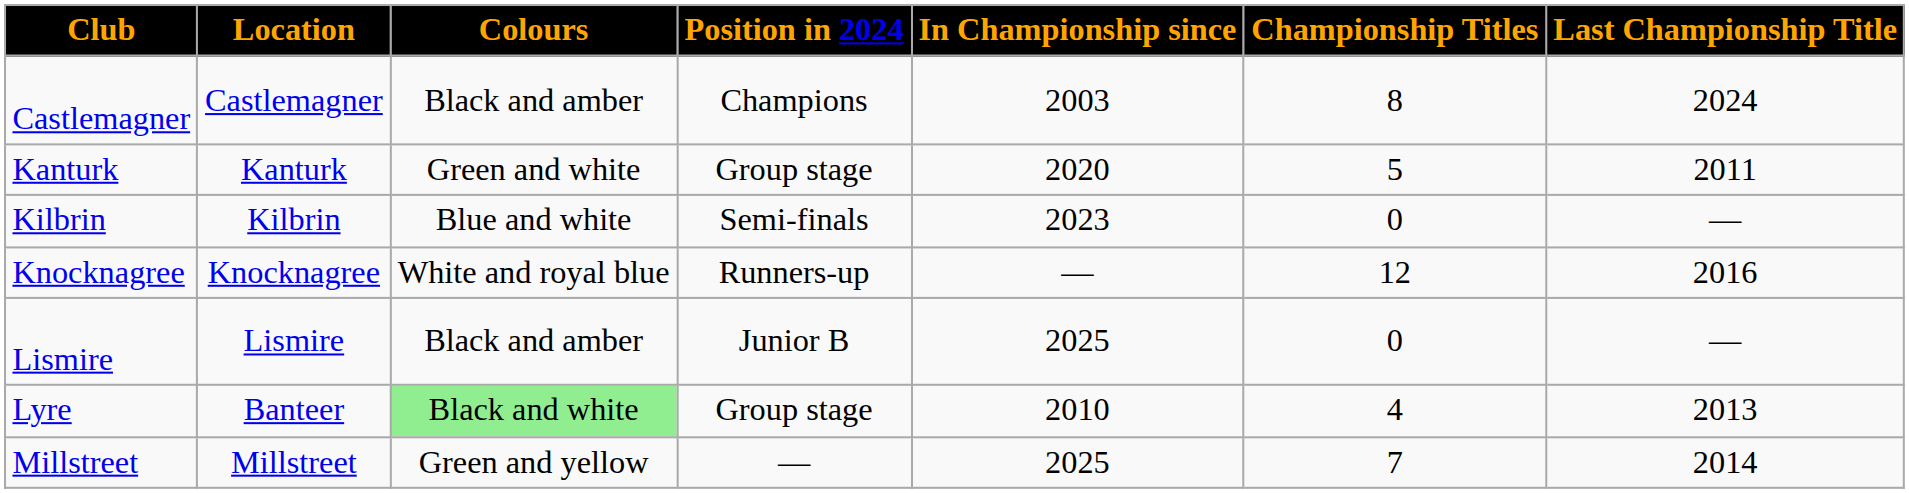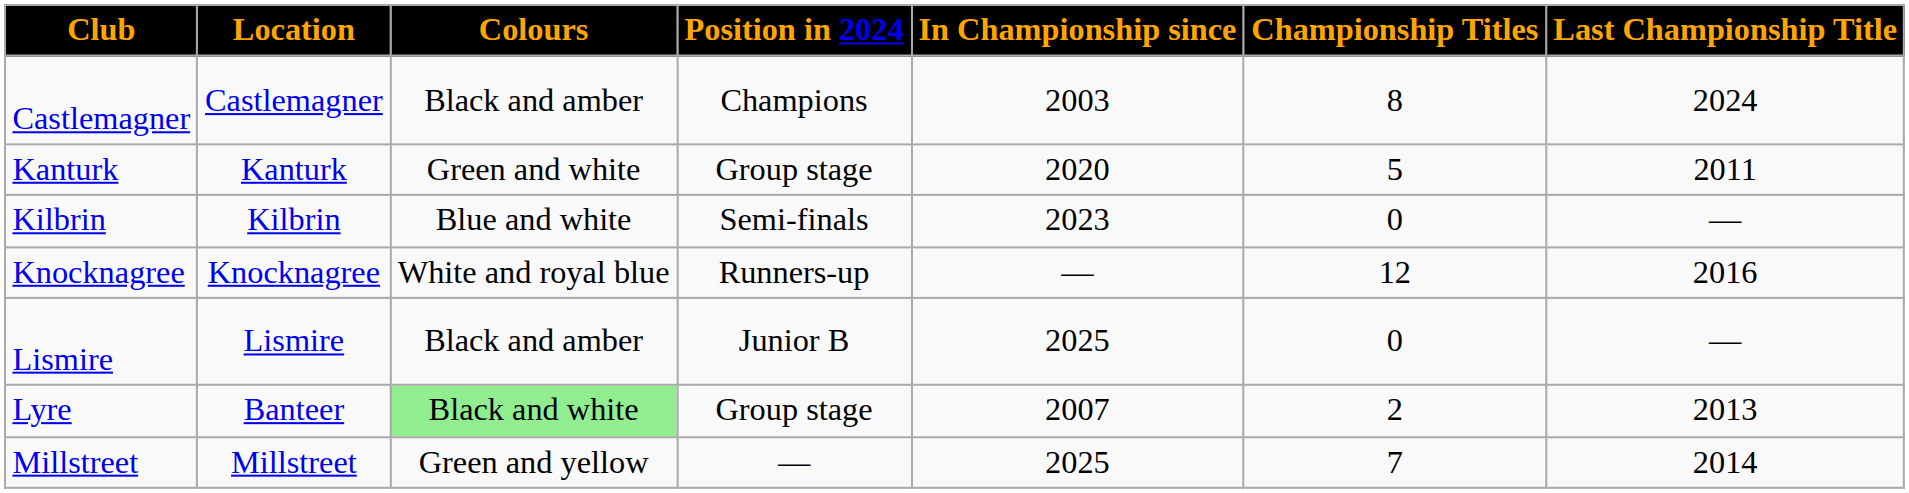(1077, 410) 2010 -> (1077, 410) 2007
(1395, 410) 4 -> (1395, 410) 2
